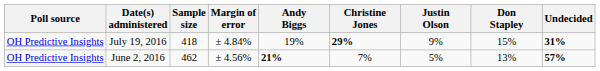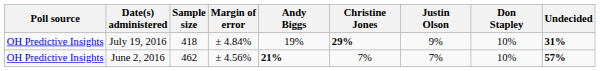(507, 41) 15% -> (507, 41) 10%
(436, 58) 5% -> (436, 58) 7%
(507, 58) 13% -> (507, 58) 10%
